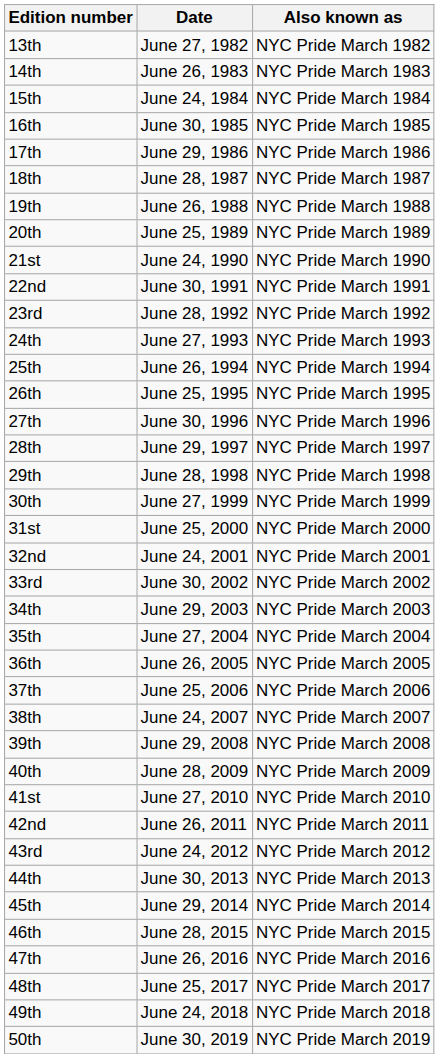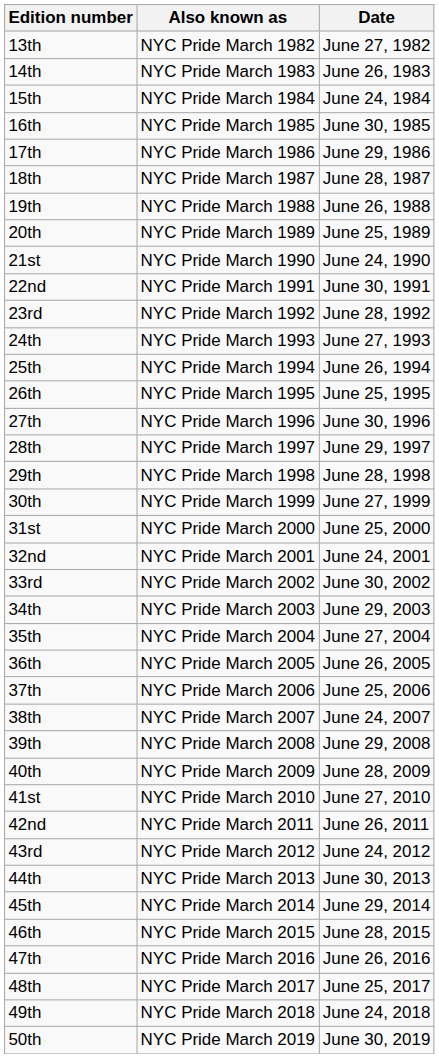columns swapped: (194, 17) <-> (343, 17)
